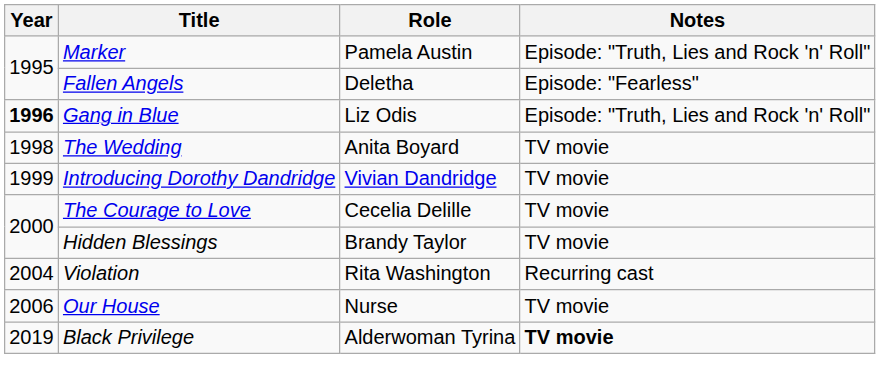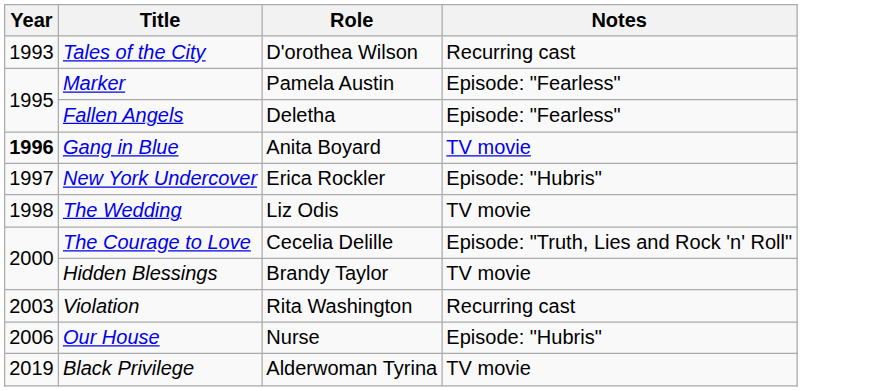+ row: (134, 52)
(697, 52) Episode: "Truth, Lies and Rock 'n' Roll" -> (534, 83) Episode: "Fearless"
(381, 115) Liz Odis -> (324, 147) Anita Boyard
(697, 115) Episode: "Truth, Lies and Rock 'n' Roll" -> (489, 147) TV movie
+ row: (160, 178)
(402, 147) Anita Boyard -> (302, 210) Liz Odis
- row: (199, 178)
(567, 210) TV movie -> (619, 242) Episode: "Truth, Lies and Rock 'n' Roll"
(31, 274) 2004 -> (31, 305) 2003
(567, 305) TV movie -> (524, 337) Episode: "Hubris"
(569, 337) bold -> (489, 369) normal
